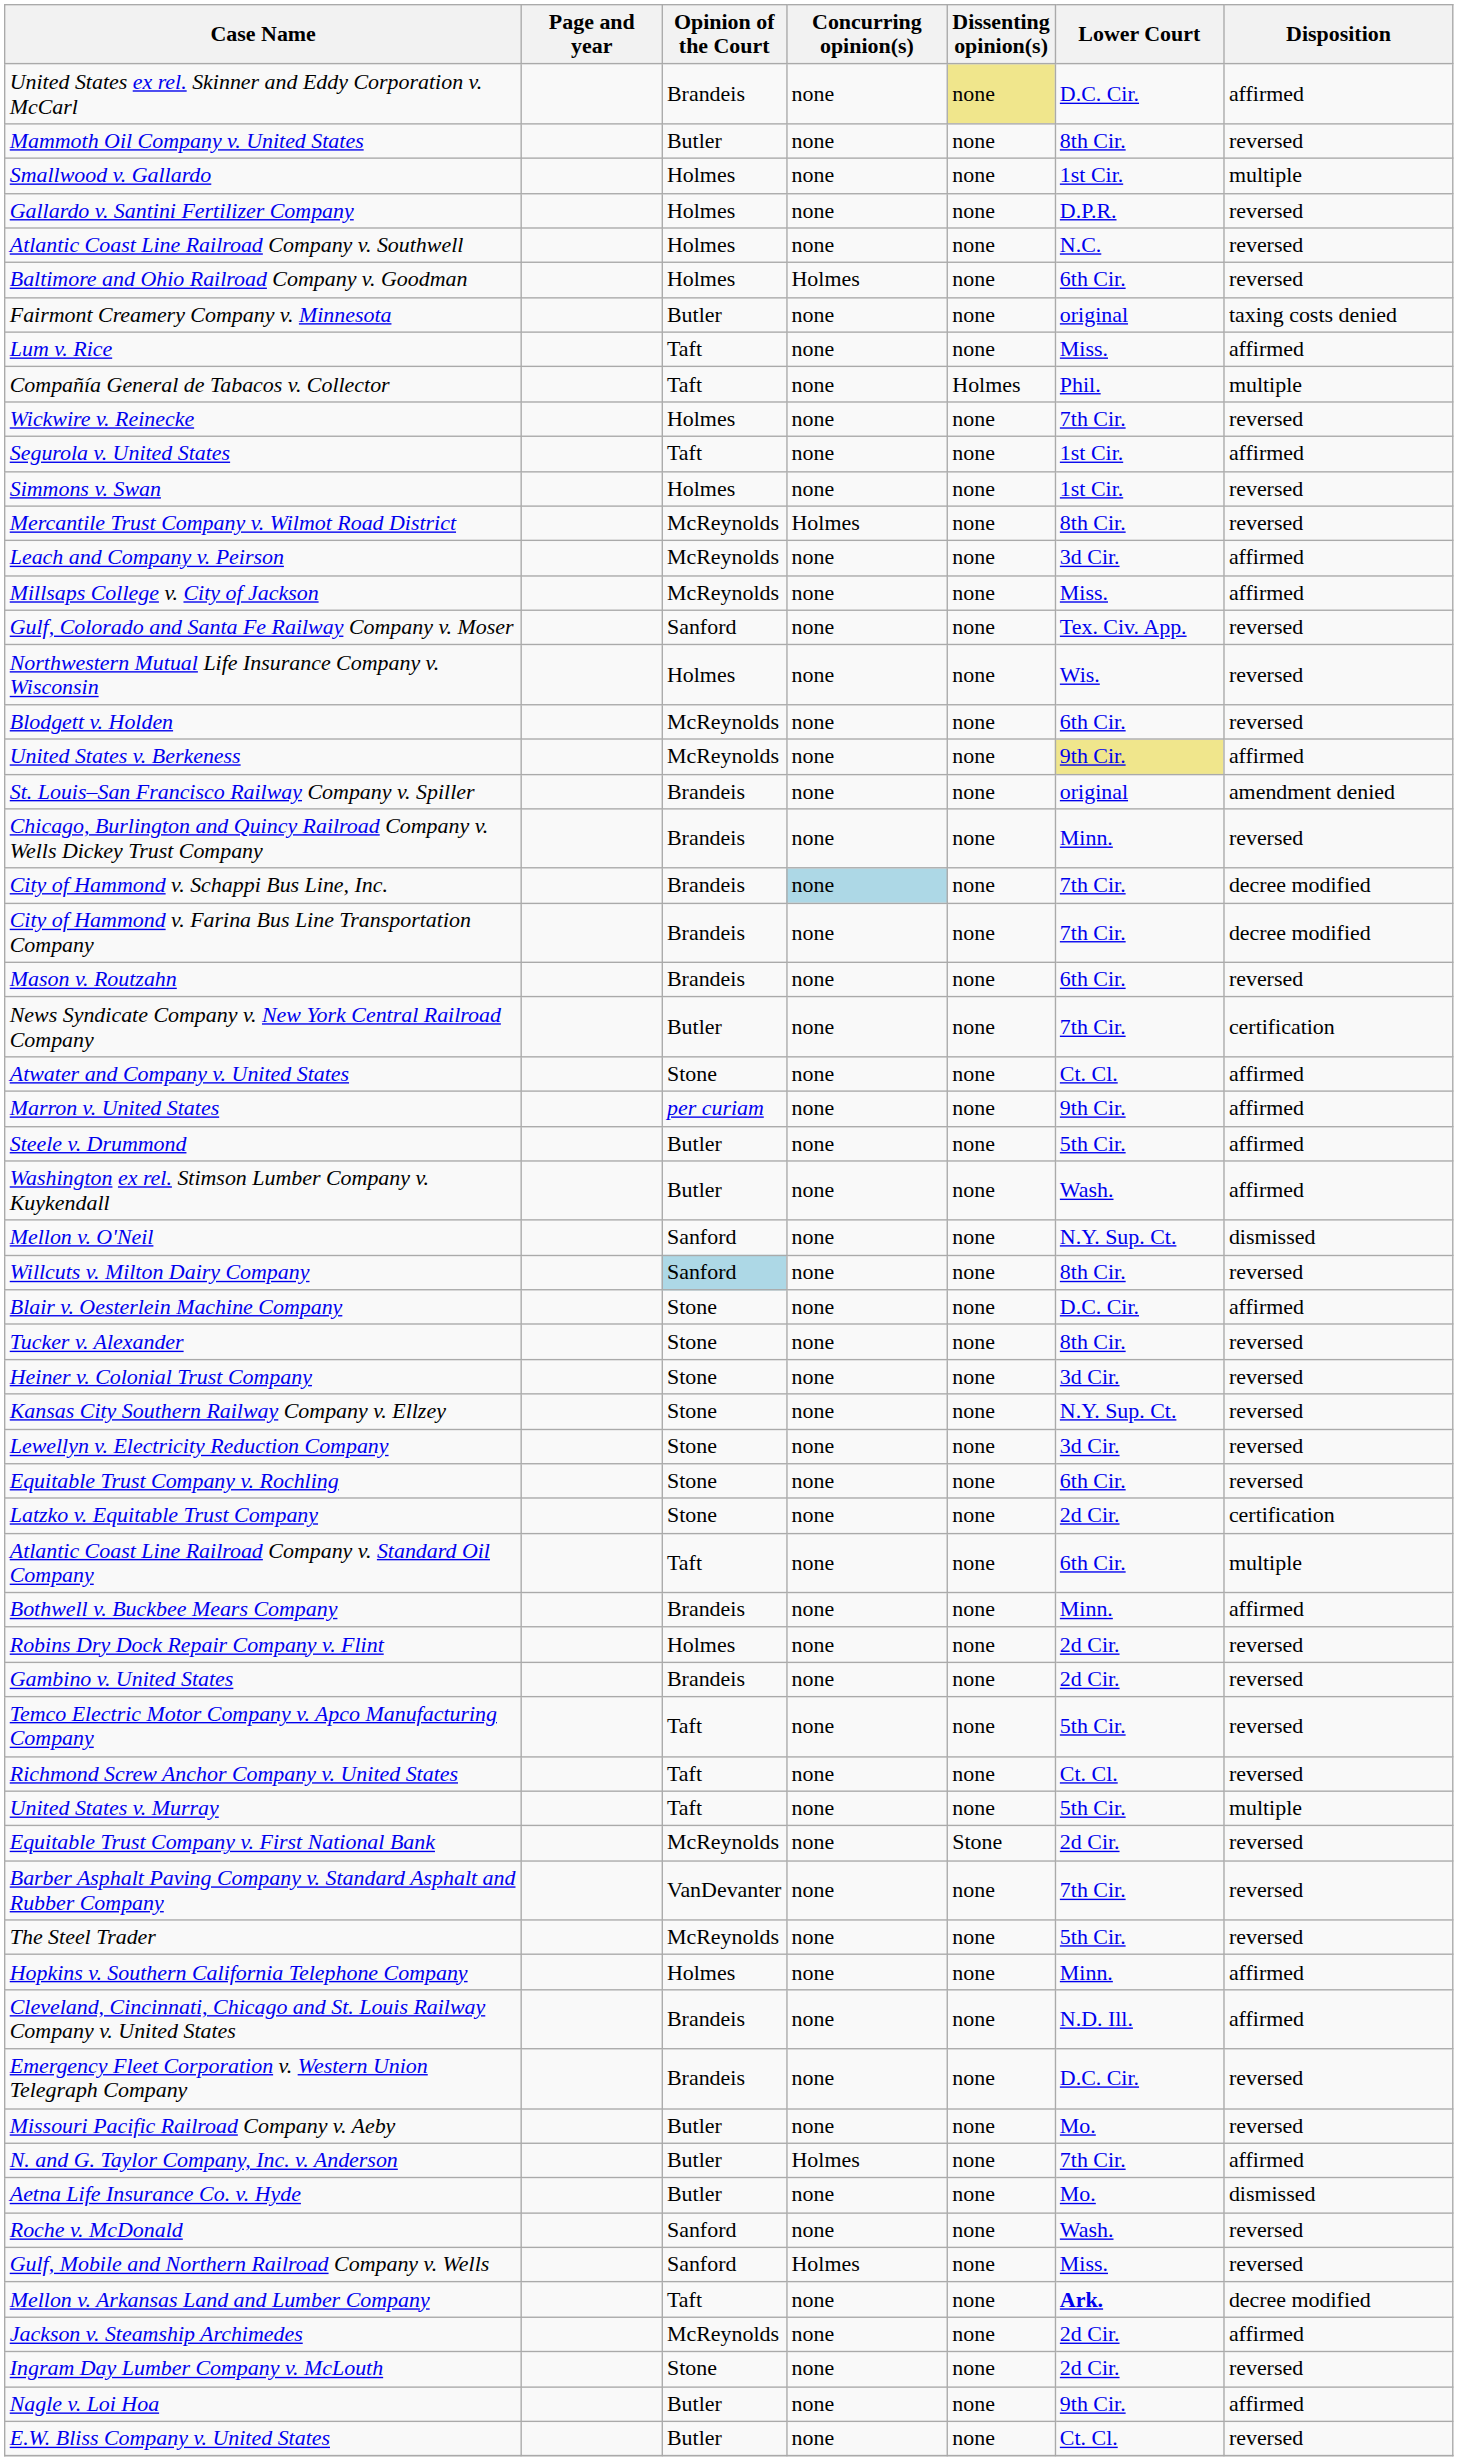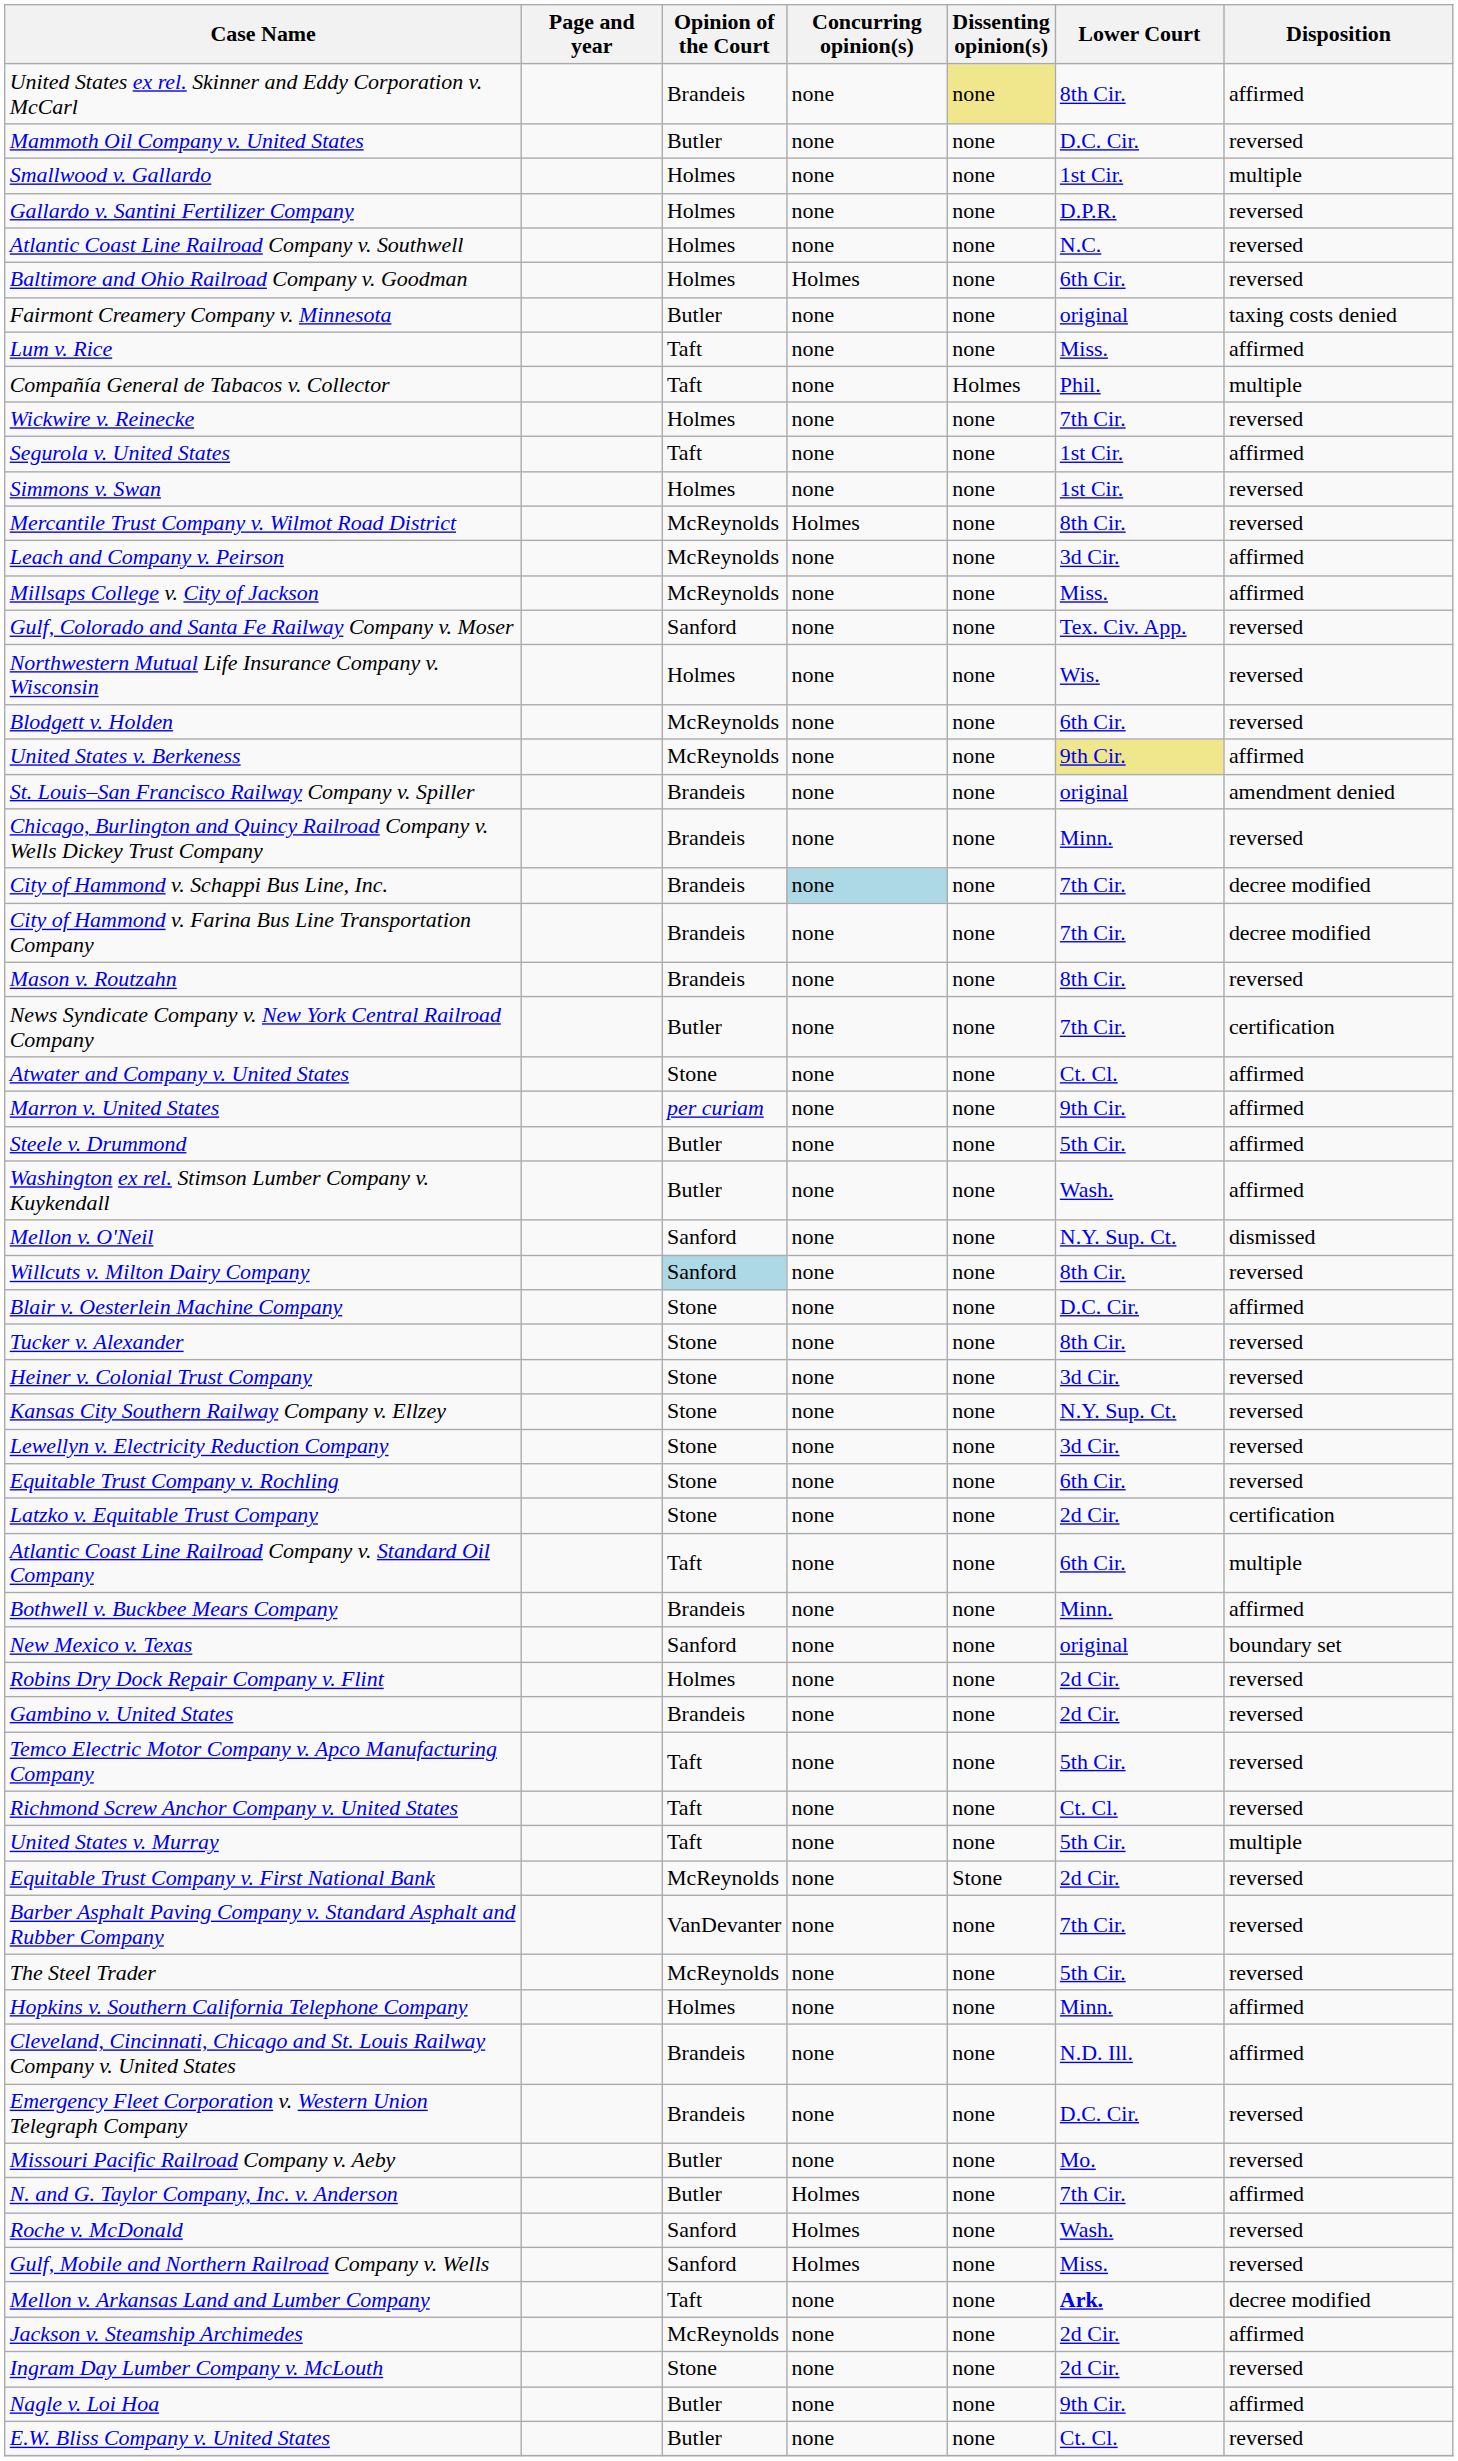(1099, 93) D.C. Cir. -> (1093, 93) 8th Cir.
(1093, 140) 8th Cir. -> (1099, 140) D.C. Cir.
(1093, 979) 6th Cir. -> (1093, 979) 8th Cir.
+ row: (101, 1644)
- row: (155, 2195)
(813, 2229) none -> (826, 2229) Holmes
